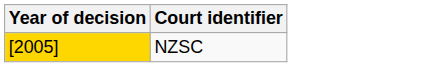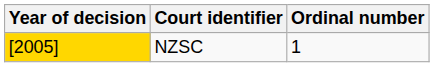+ column: (358, 18)
